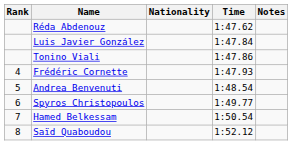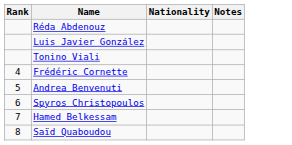- column: (234, 12)
